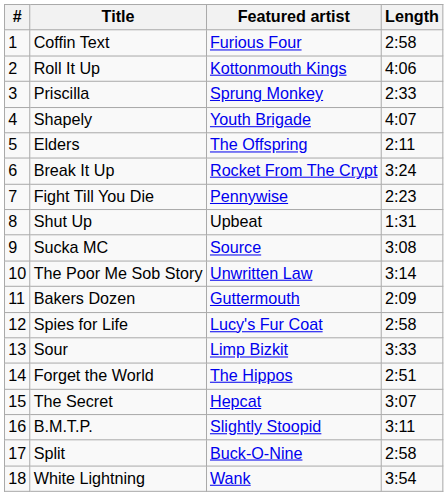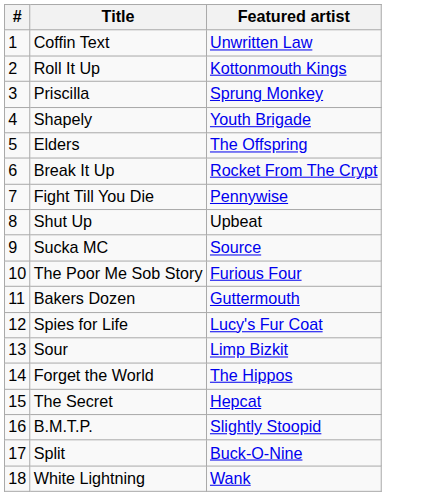- column: (412, 17)
(256, 42) Furious Four -> (261, 42) Unwritten Law
(261, 273) Unwritten Law -> (256, 273) Furious Four
